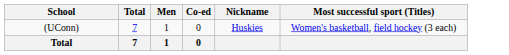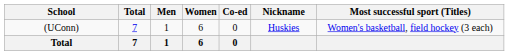+ column: (201, 12)
